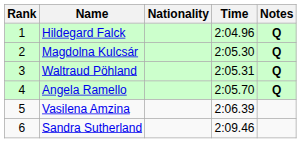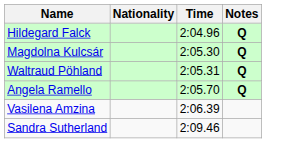- column: (22, 14)
